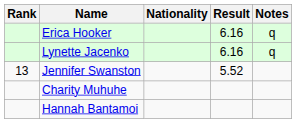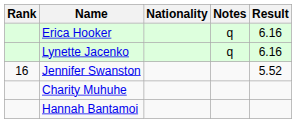columns swapped: (231, 14) <-> (272, 14)
(22, 71) 13 -> (22, 71) 16
